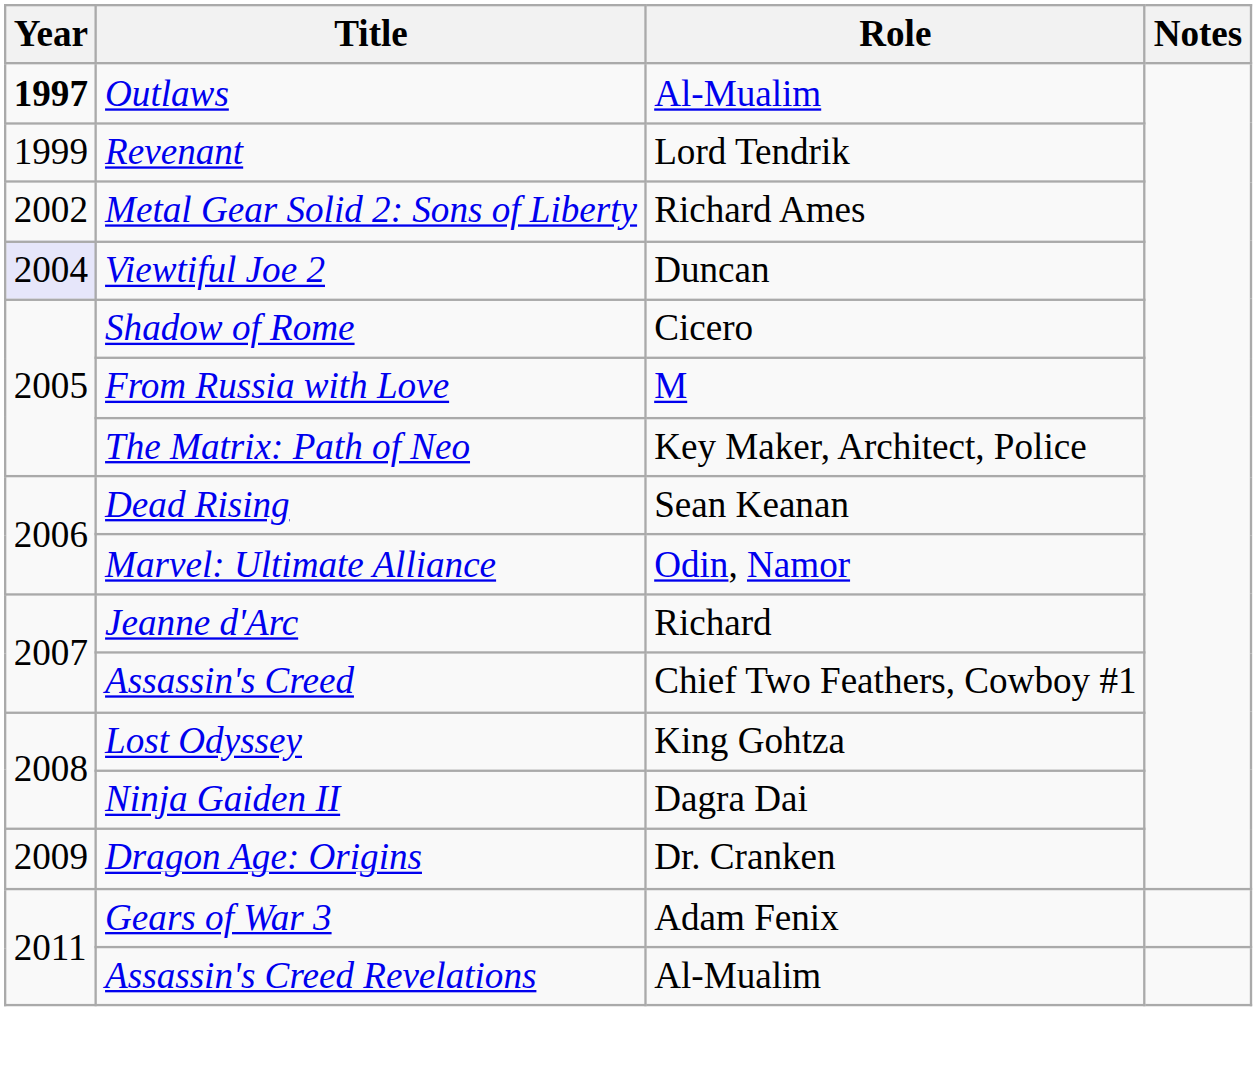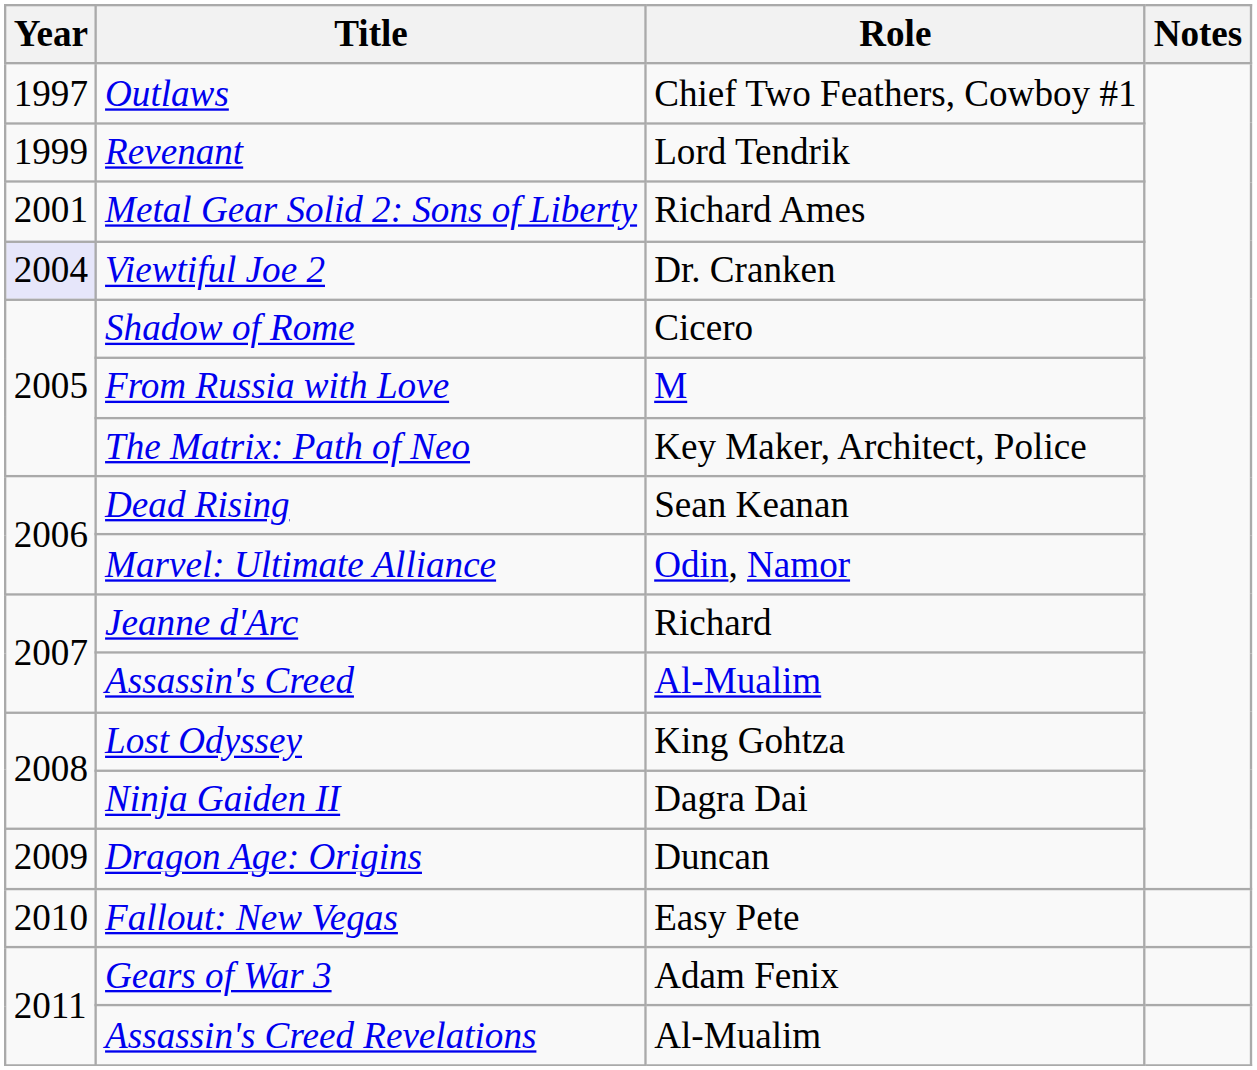(51, 92) bold -> (51, 92) normal
(738, 92) Al-Mualim -> (895, 92) Chief Two Feathers, Cowboy #1
(51, 210) 2002 -> (51, 210) 2001
(712, 269) Duncan -> (745, 269) Dr. Cranken
(895, 681) Chief Two Feathers, Cowboy #1 -> (738, 681) Al-Mualim
(745, 858) Dr. Cranken -> (712, 858) Duncan
+ row: (251, 916)
